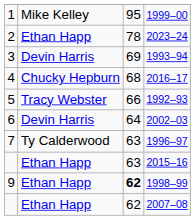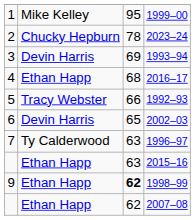(56, 36) Ethan Happ -> (70, 36) Chucky Hepburn
(70, 78) Chucky Hepburn -> (56, 78) Ethan Happ
(133, 120) 64 -> (133, 120) 65
